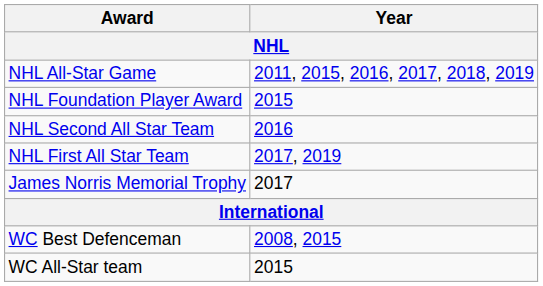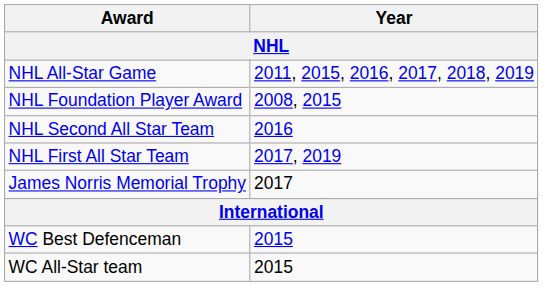(273, 101) 2015 -> (298, 101) 2008, 2015
(298, 239) 2008, 2015 -> (273, 239) 2015
